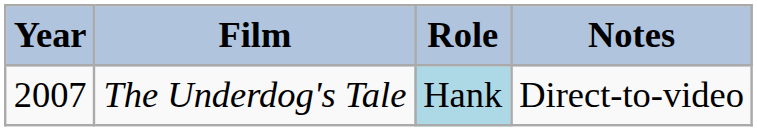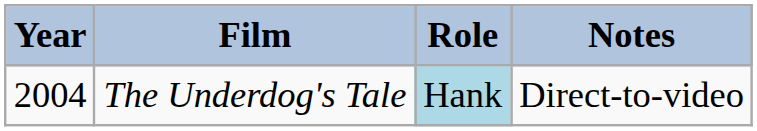(50, 94) 2007 -> (50, 94) 2004
